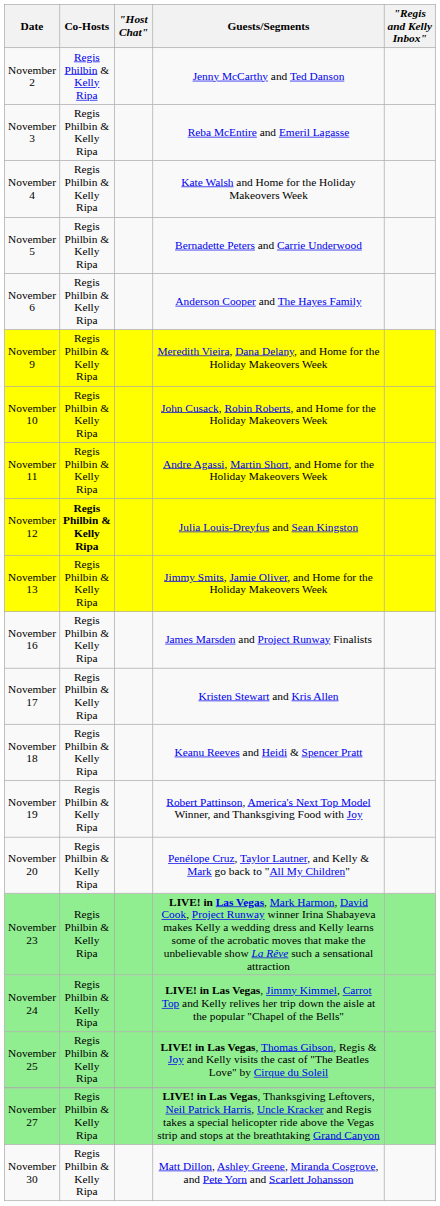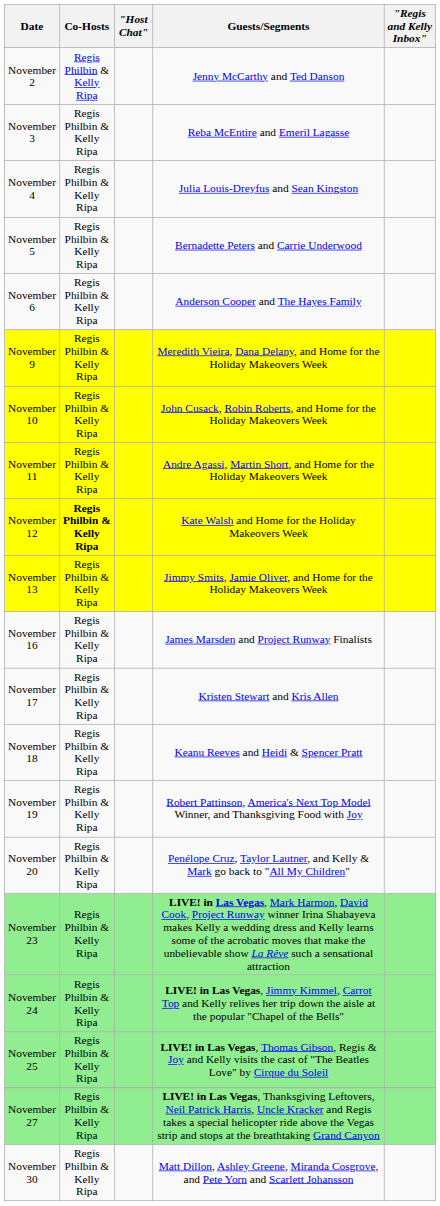(268, 188) Kate Walsh and Home for the Holiday Makeovers Week -> (268, 188) Julia Louis-Dreyfus and Sean Kingston
(268, 527) Julia Louis-Dreyfus and Sean Kingston -> (268, 527) Kate Walsh and Home for the Holiday Makeovers Week
